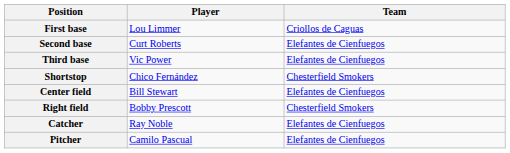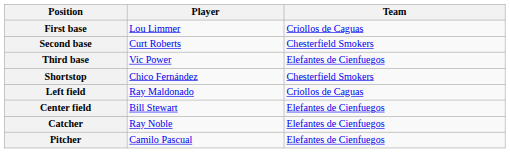(336, 44) Elefantes de Cienfuegos -> (330, 44) Chesterfield Smokers
+ row: (66, 92)
- row: (66, 108)
